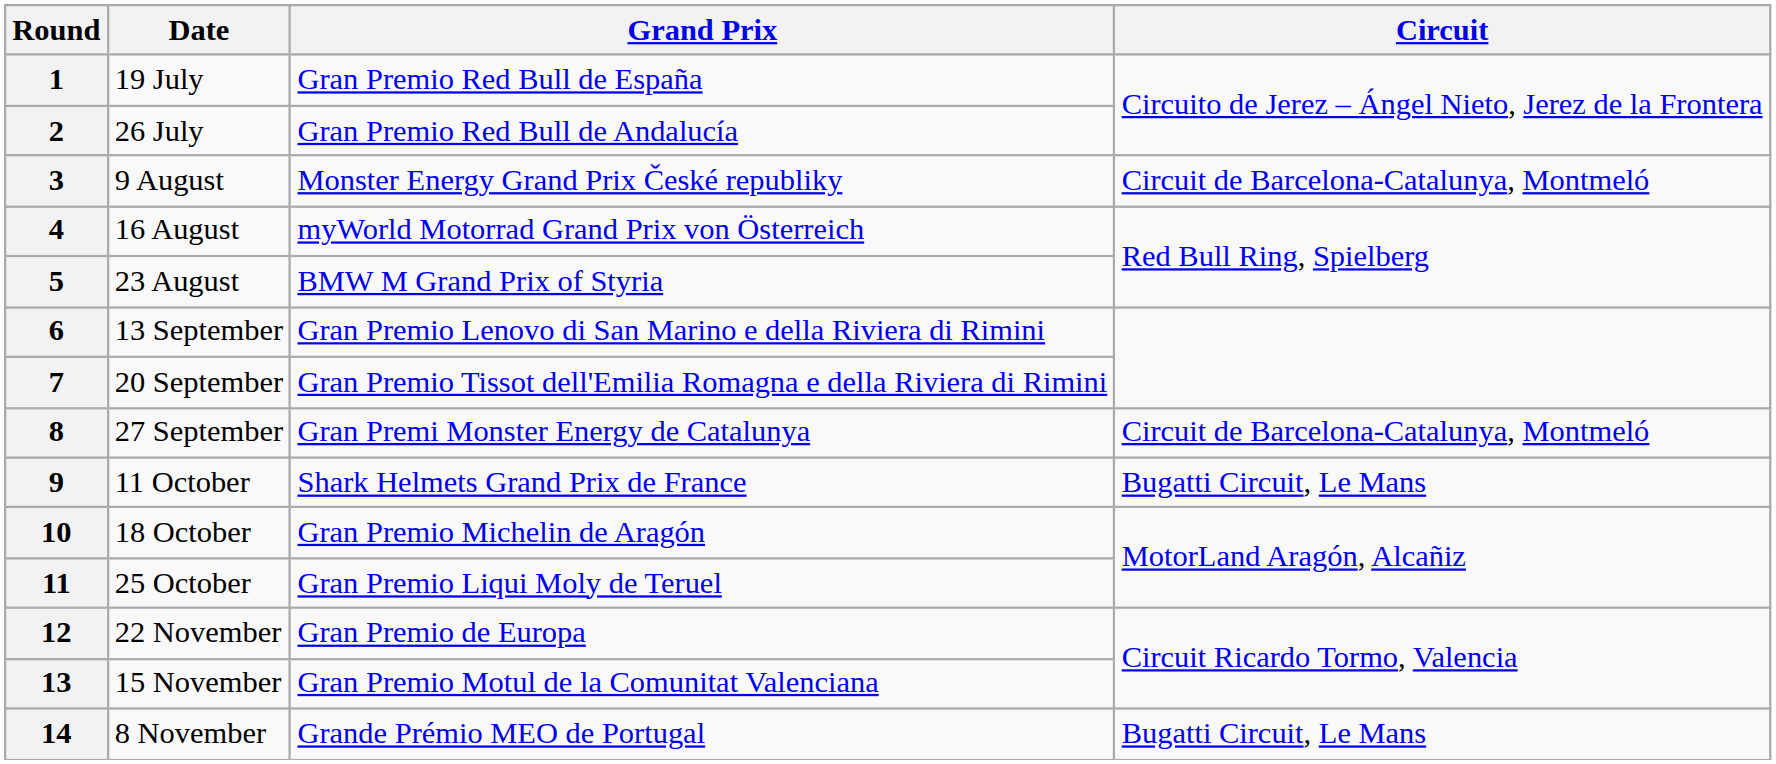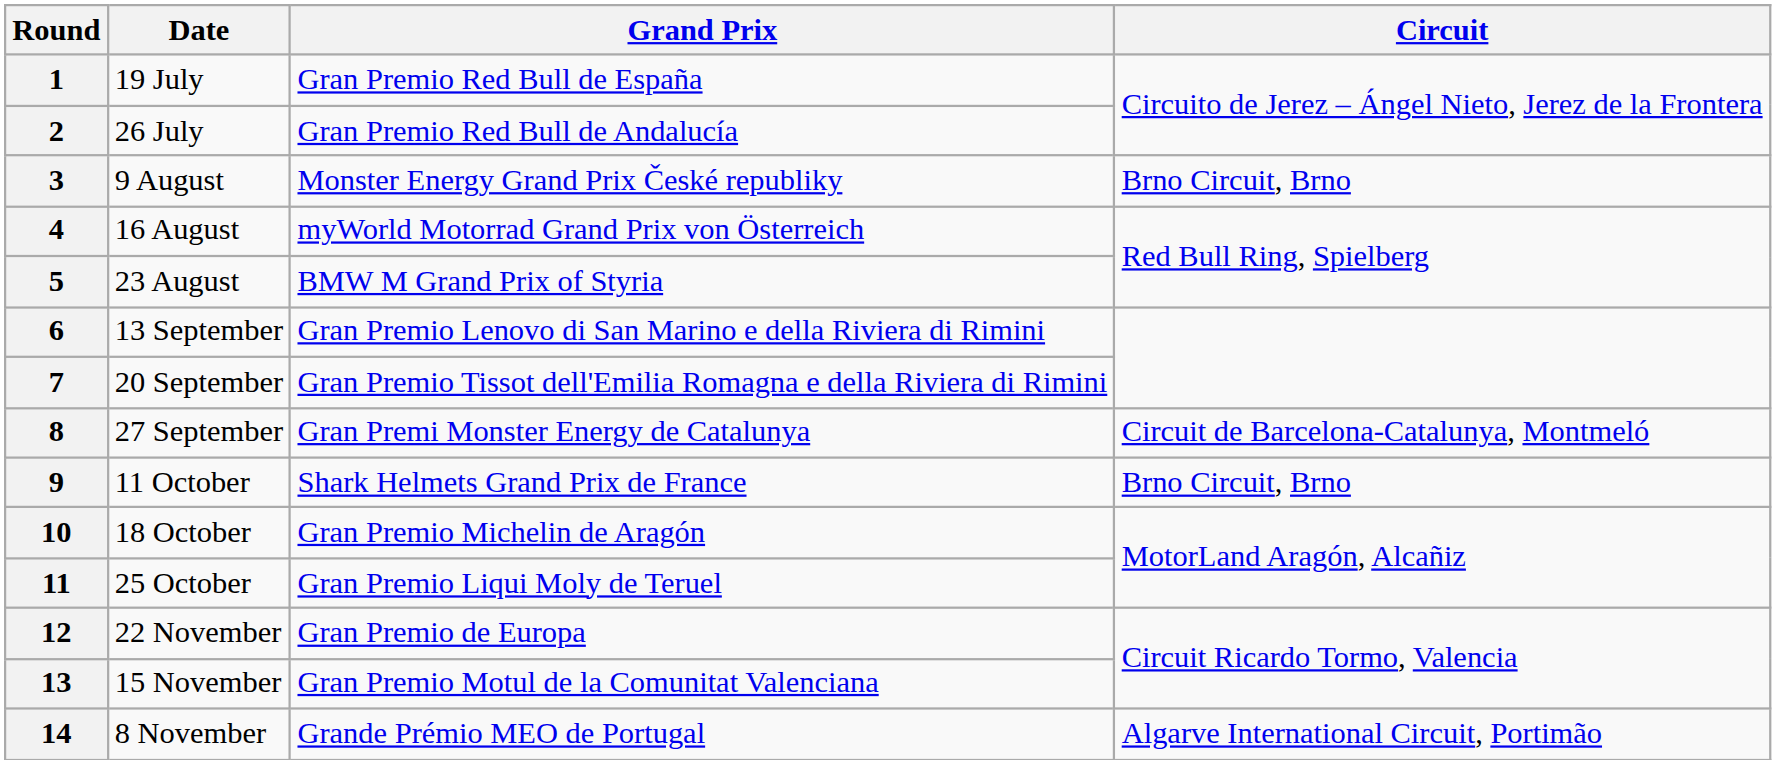(1386, 180) Circuit de Barcelona-Catalunya, Montmeló -> (1236, 180) Brno Circuit, Brno
(1274, 481) Bugatti Circuit, Le Mans -> (1236, 481) Brno Circuit, Brno
(1274, 732) Bugatti Circuit, Le Mans -> (1362, 732) Algarve International Circuit, Portimão
